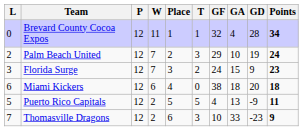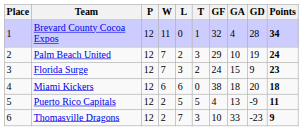columns swapped: (179, 12) <-> (13, 12)
